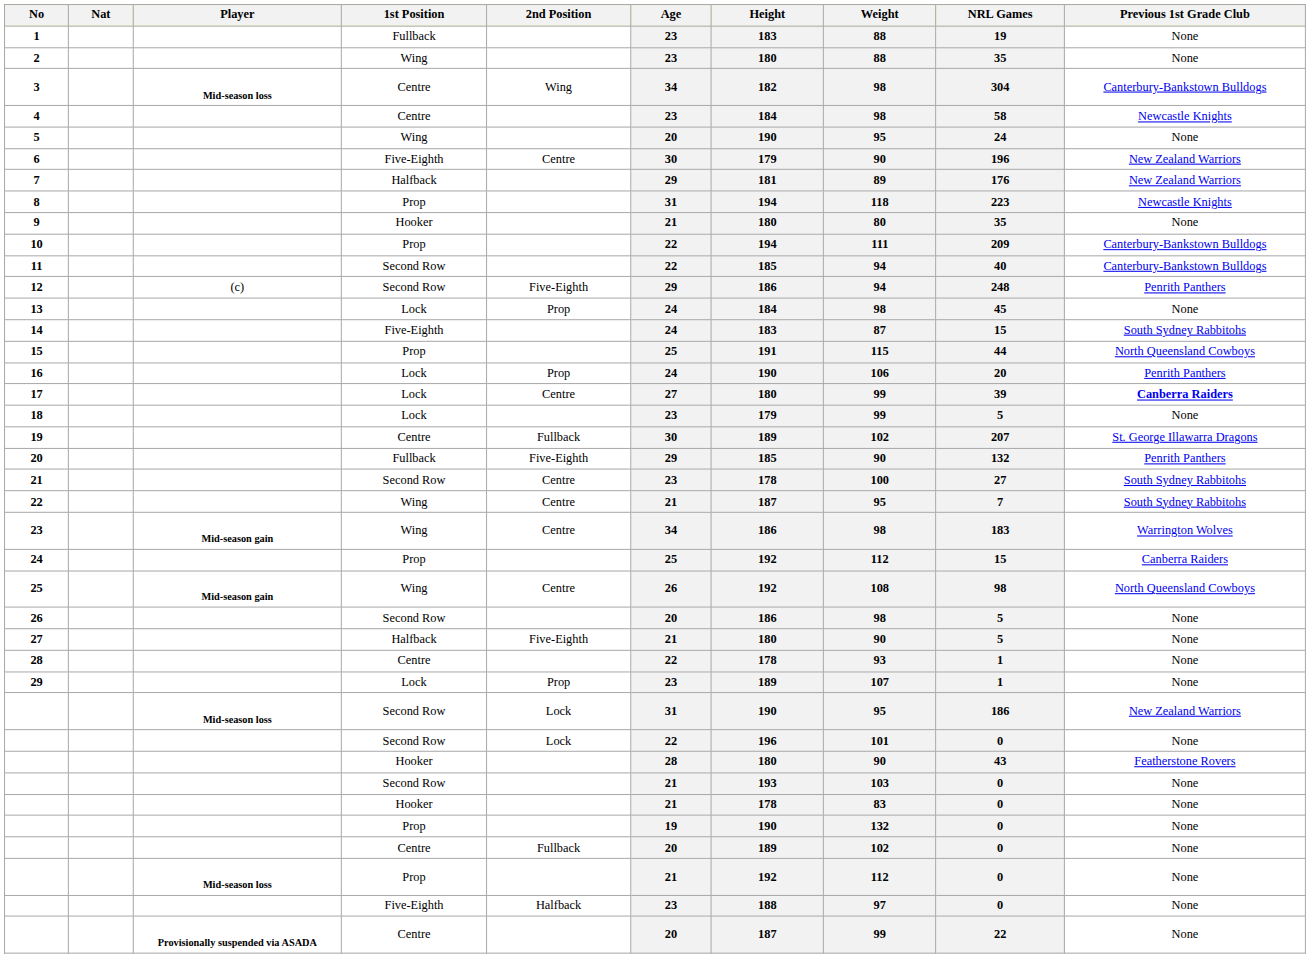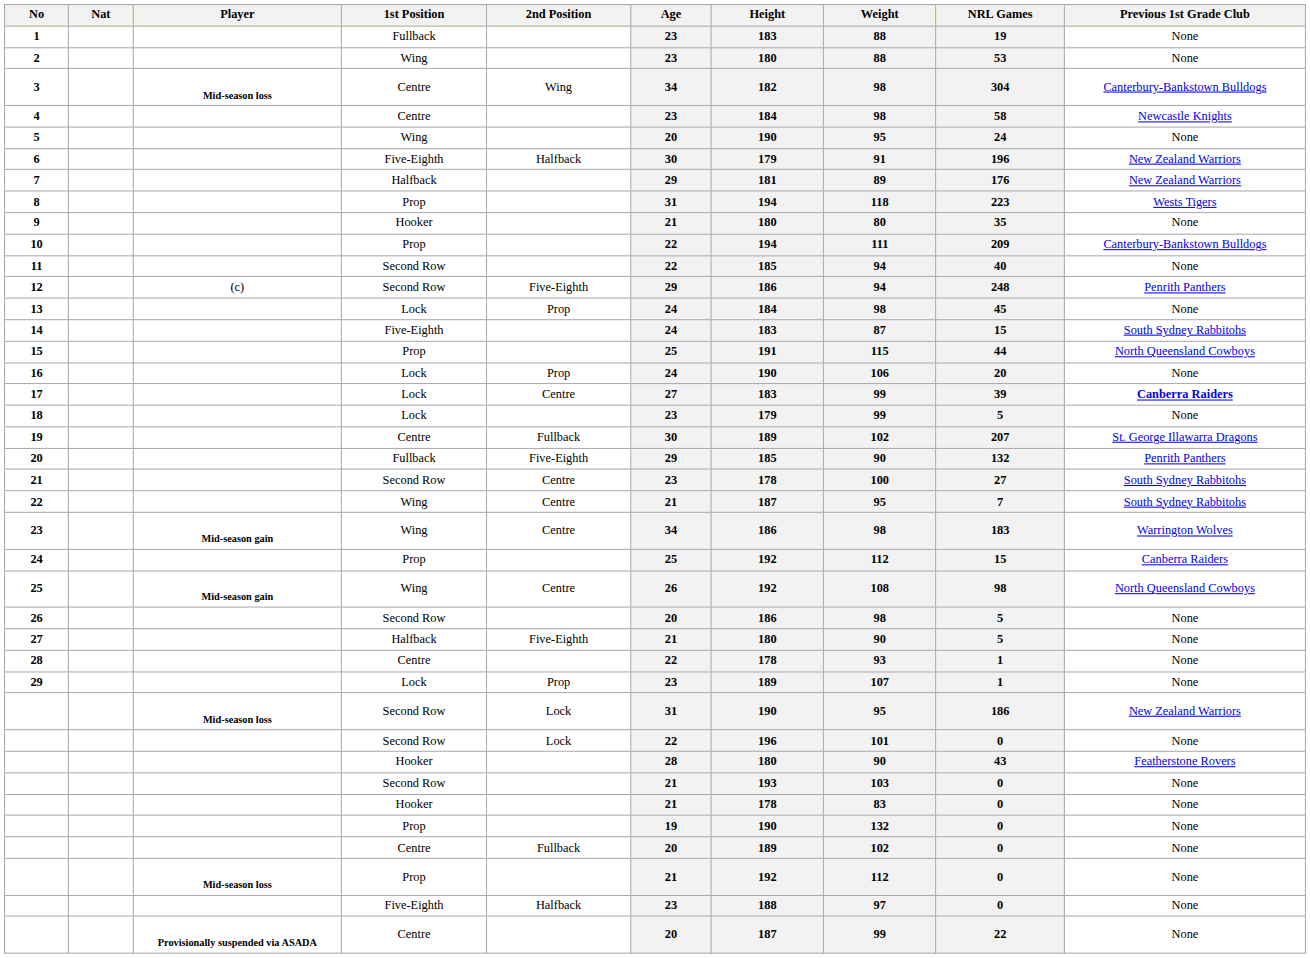(1000, 58) 35 -> (1000, 58) 53
(559, 159) Centre -> (559, 159) Halfback
(880, 159) 90 -> (880, 159) 91
(1185, 201) Newcastle Knights -> (1185, 201) Wests Tigers
(1185, 266) Canterbury-Bankstown Bulldogs -> (1185, 266) None
(1185, 373) Penrith Panthers -> (1185, 373) None
(767, 394) 180 -> (767, 394) 183
